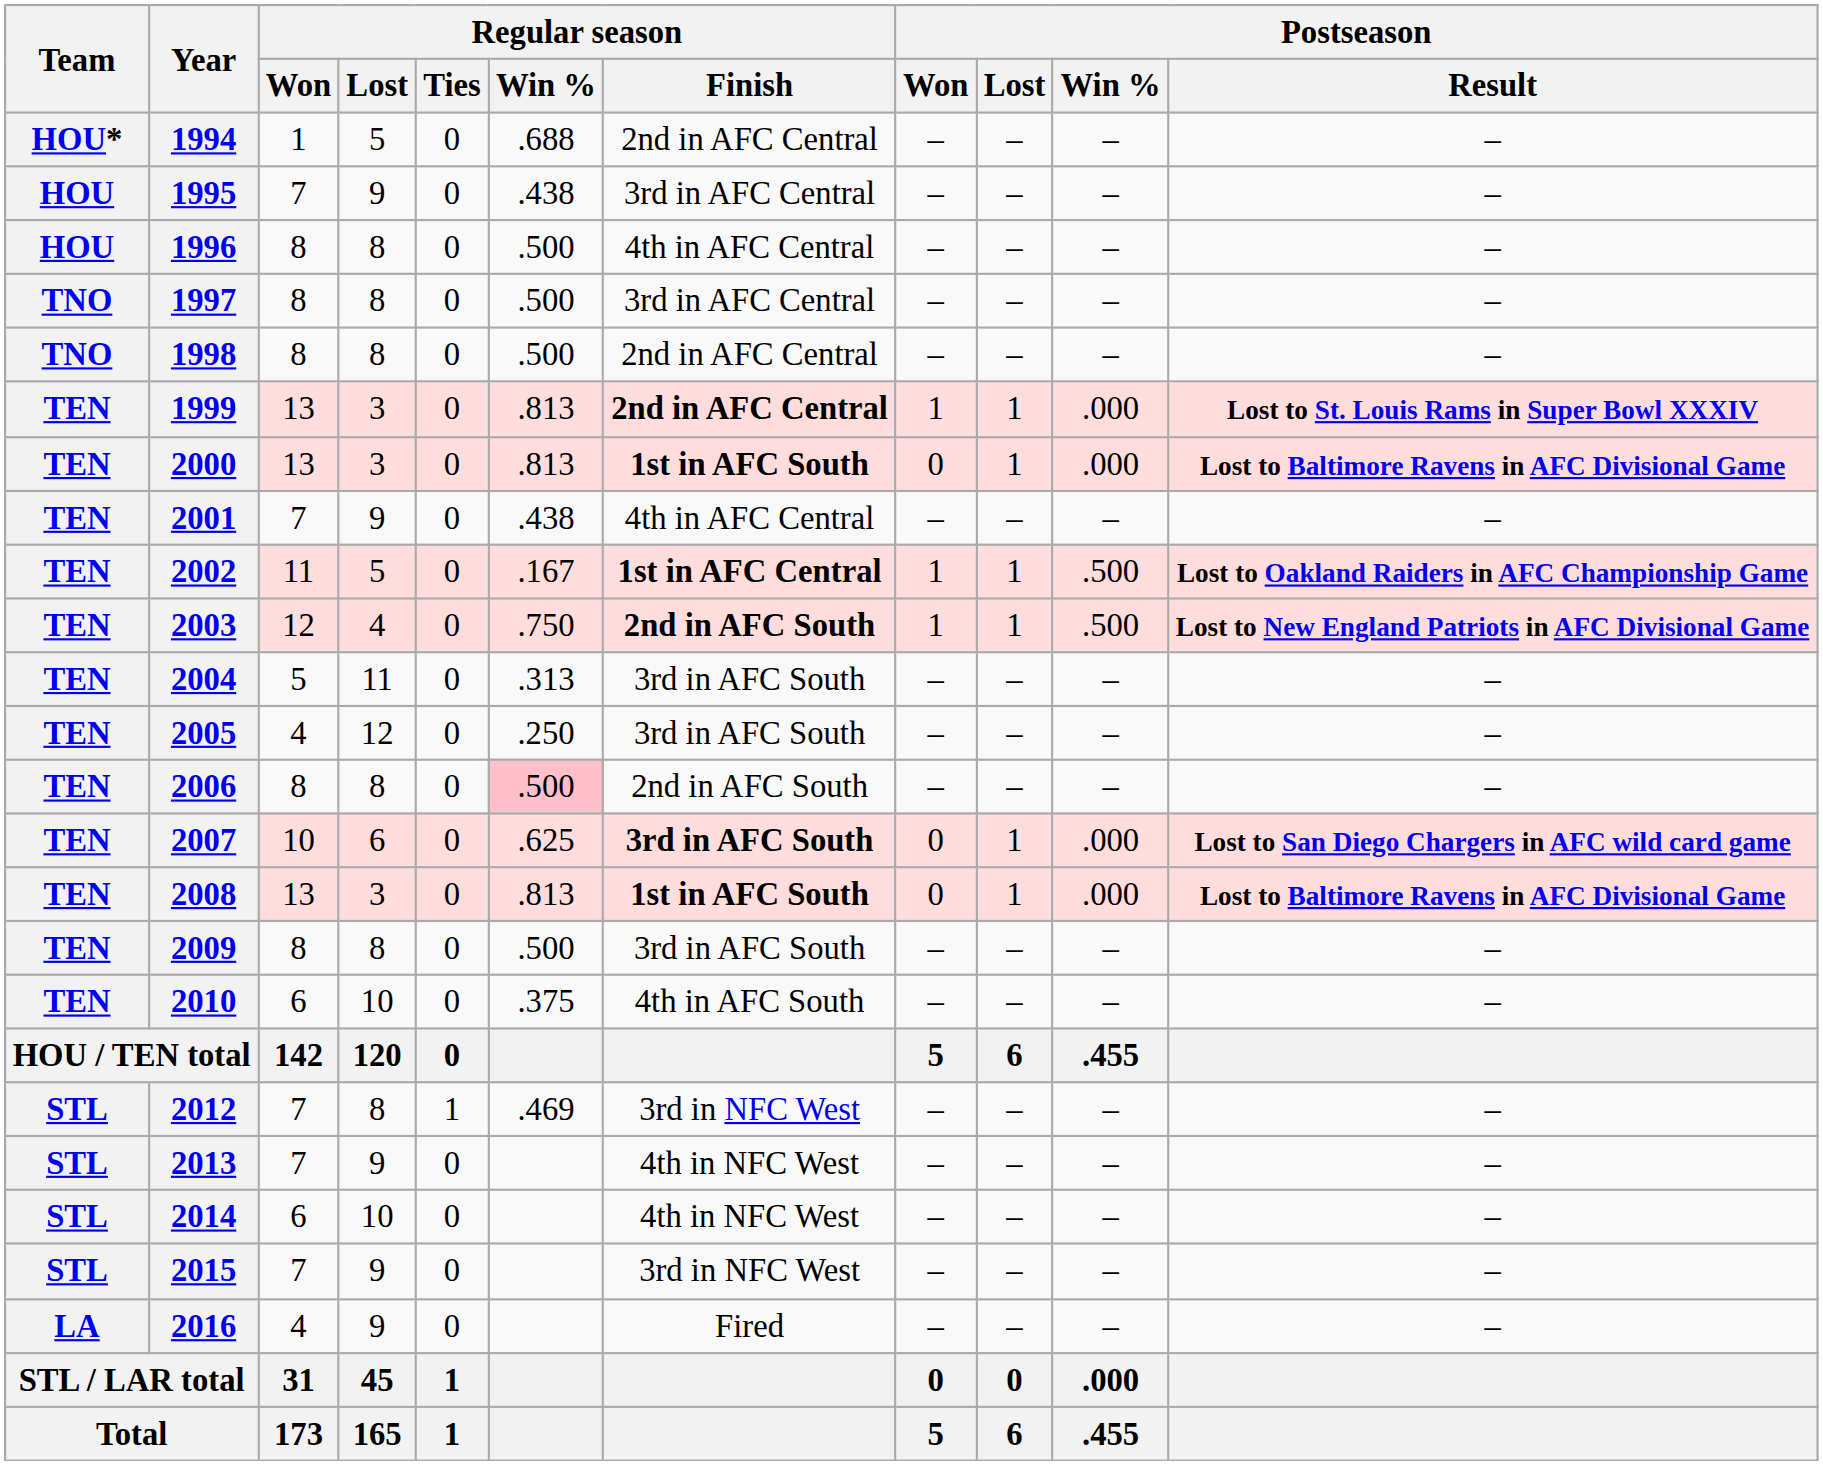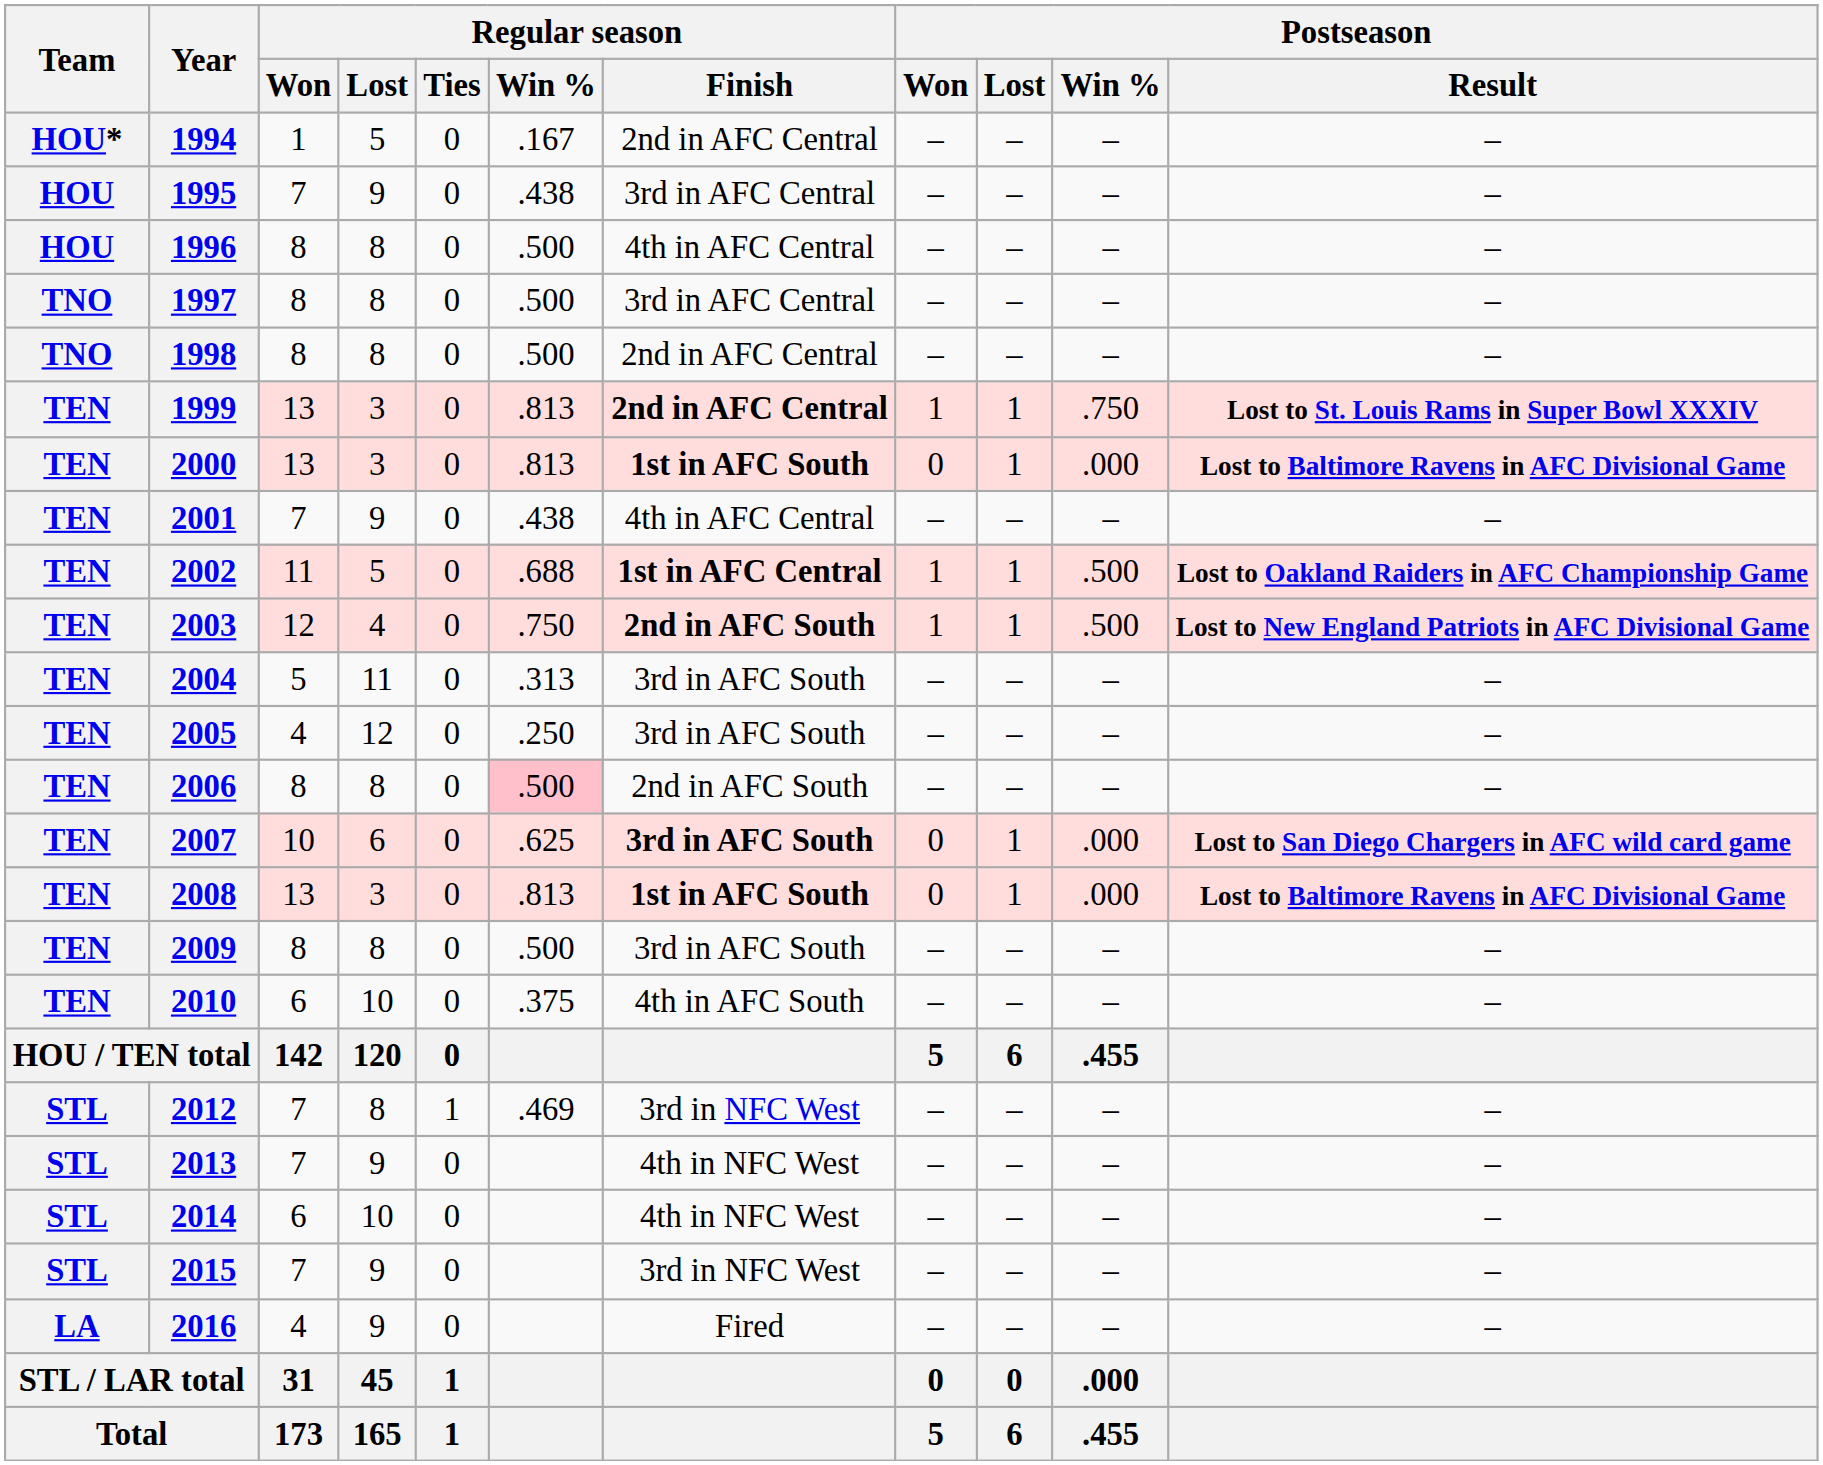(546, 139) .688 -> (546, 139) .167
(1111, 408) .000 -> (1111, 408) .750
(546, 570) .167 -> (546, 570) .688
